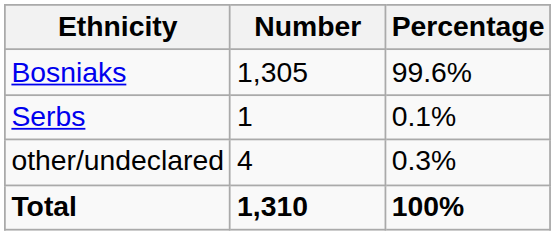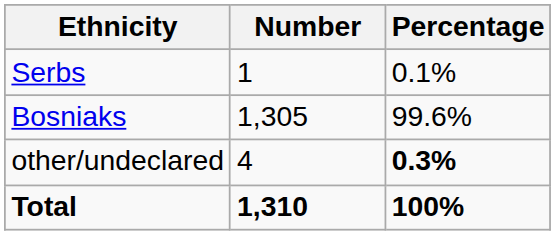rows swapped: (69, 71) <-> (48, 116)
(424, 161) normal -> (424, 161) bold
